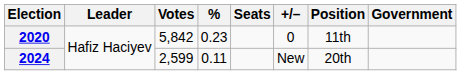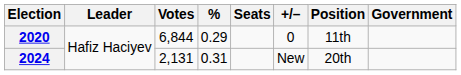(176, 37) 5,842 -> (176, 37) 6,844
(214, 37) 0.23 -> (214, 37) 0.29
(176, 59) 2,599 -> (176, 59) 2,131
(214, 59) 0.11 -> (214, 59) 0.31
